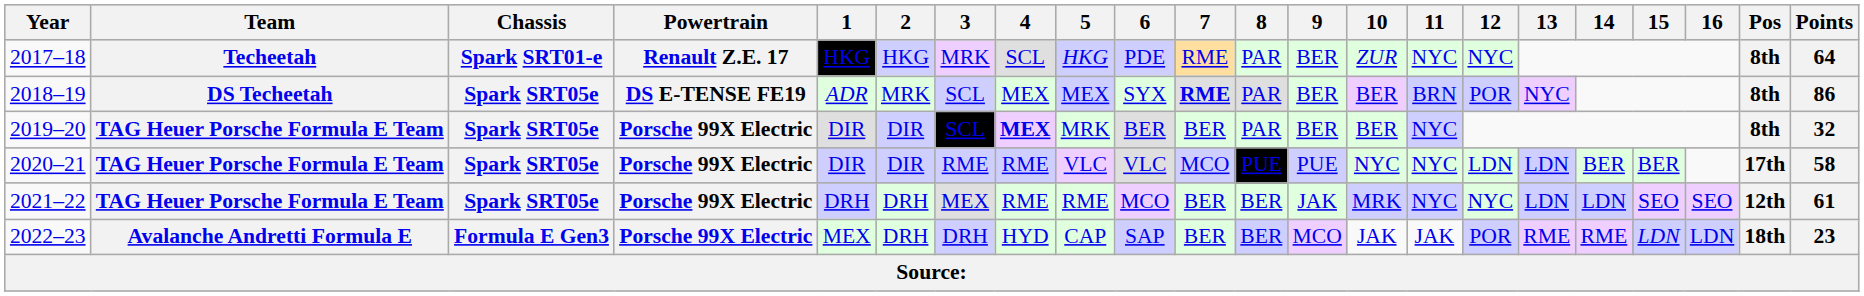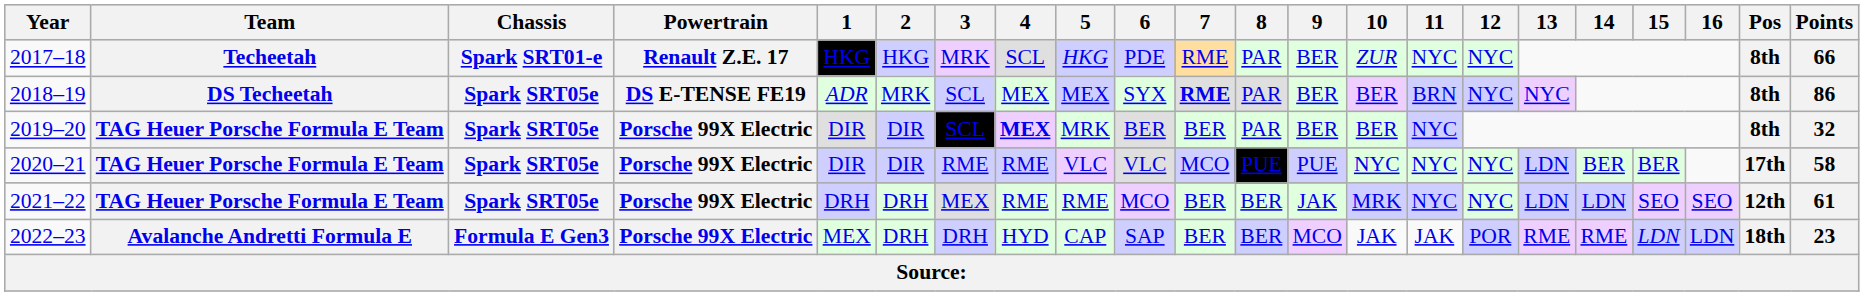(1824, 57) 64 -> (1824, 57) 66
(1490, 93) POR -> (1490, 93) NYC
(1490, 164) LDN -> (1490, 164) NYC
